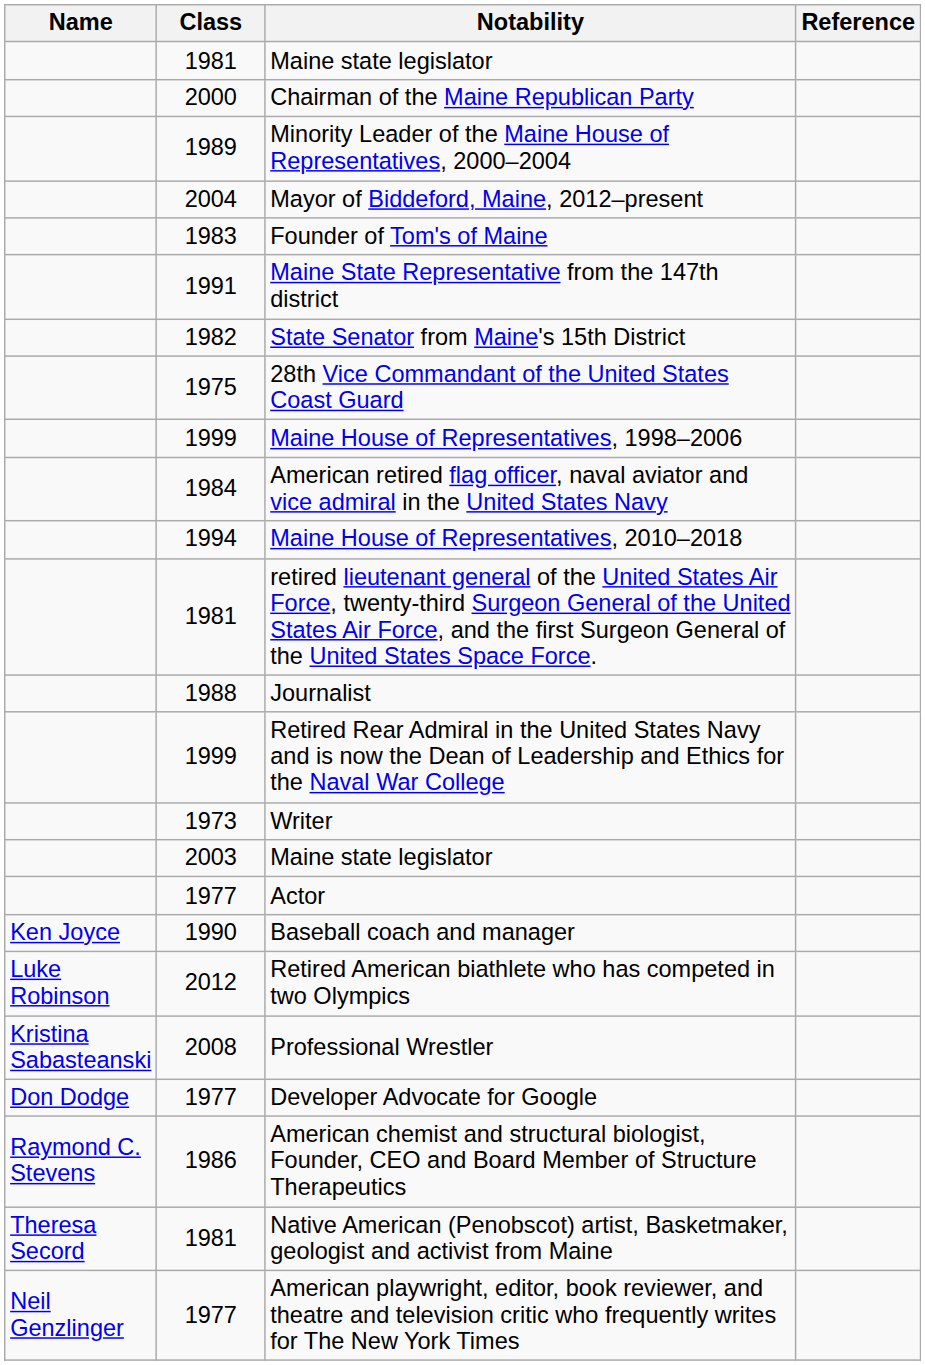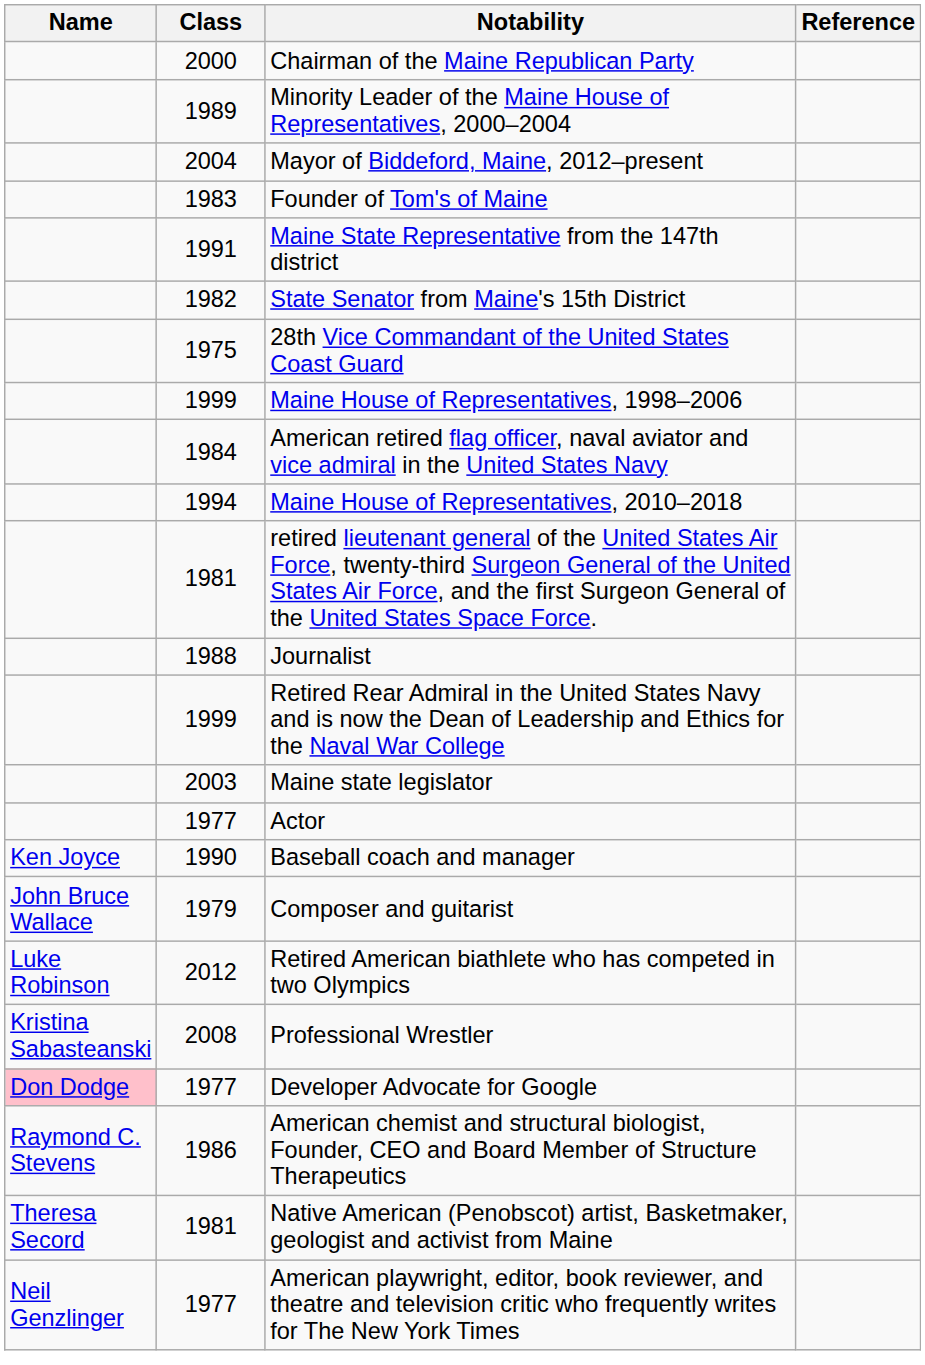- row: (211, 60)
- row: (211, 820)
+ row: (211, 908)
(70, 1097) no background -> (70, 1086) pink background
